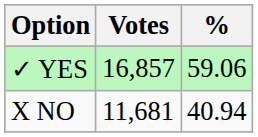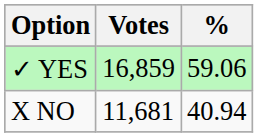(139, 68) 16,857 -> (139, 68) 16,859
